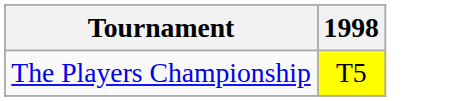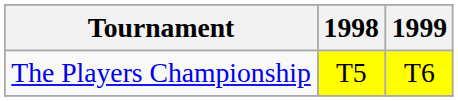+ column: (419, 27)
